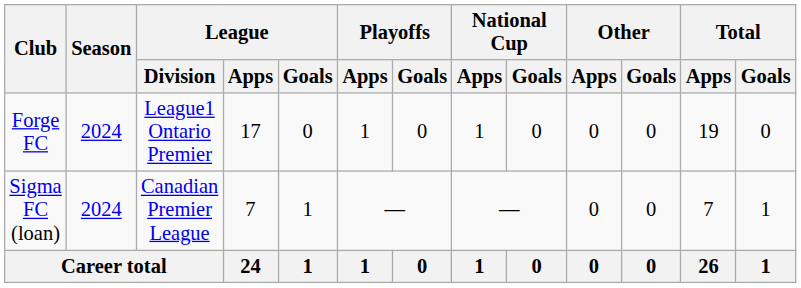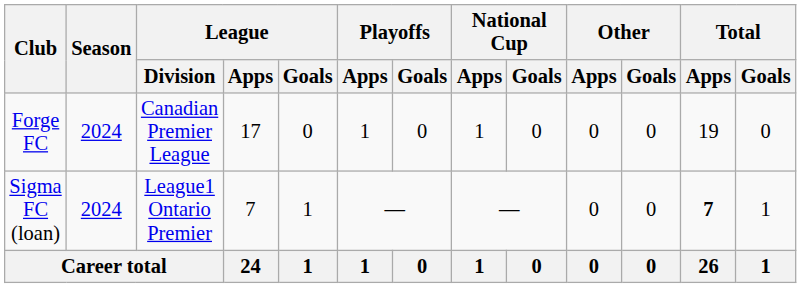(180, 131) League1 Ontario Premier -> (180, 131) Canadian Premier League
(180, 210) Canadian Premier League -> (180, 210) League1 Ontario Premier
(708, 210) normal -> (708, 210) bold
